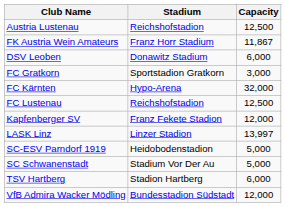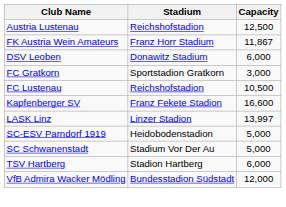- row: (31, 88)
(259, 103) 12,500 -> (259, 88) 10,500
(259, 118) 12,000 -> (259, 103) 16,600
